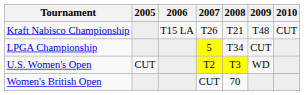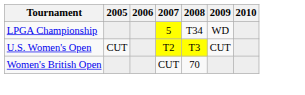- row: (68, 30)
(261, 47) CUT -> (220, 30) WD
(261, 65) WD -> (220, 47) CUT
